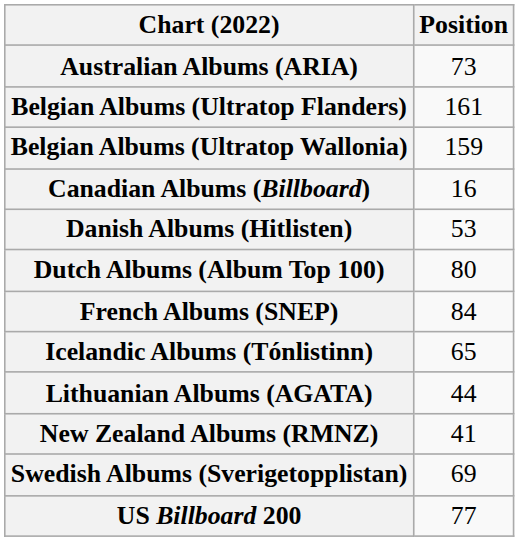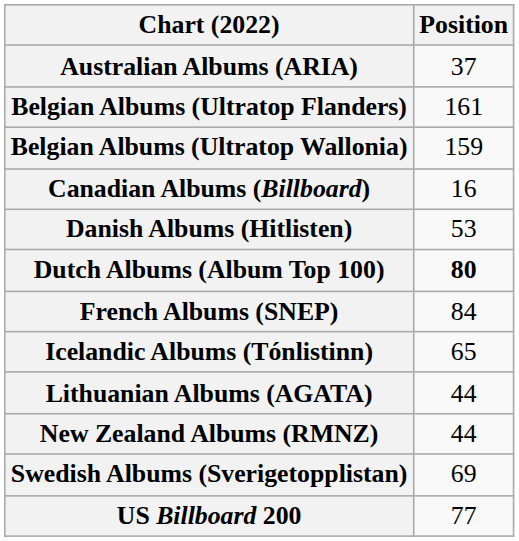(464, 65) 73 -> (464, 65) 37
(464, 270) normal -> (464, 270) bold
(464, 433) 41 -> (464, 433) 44
